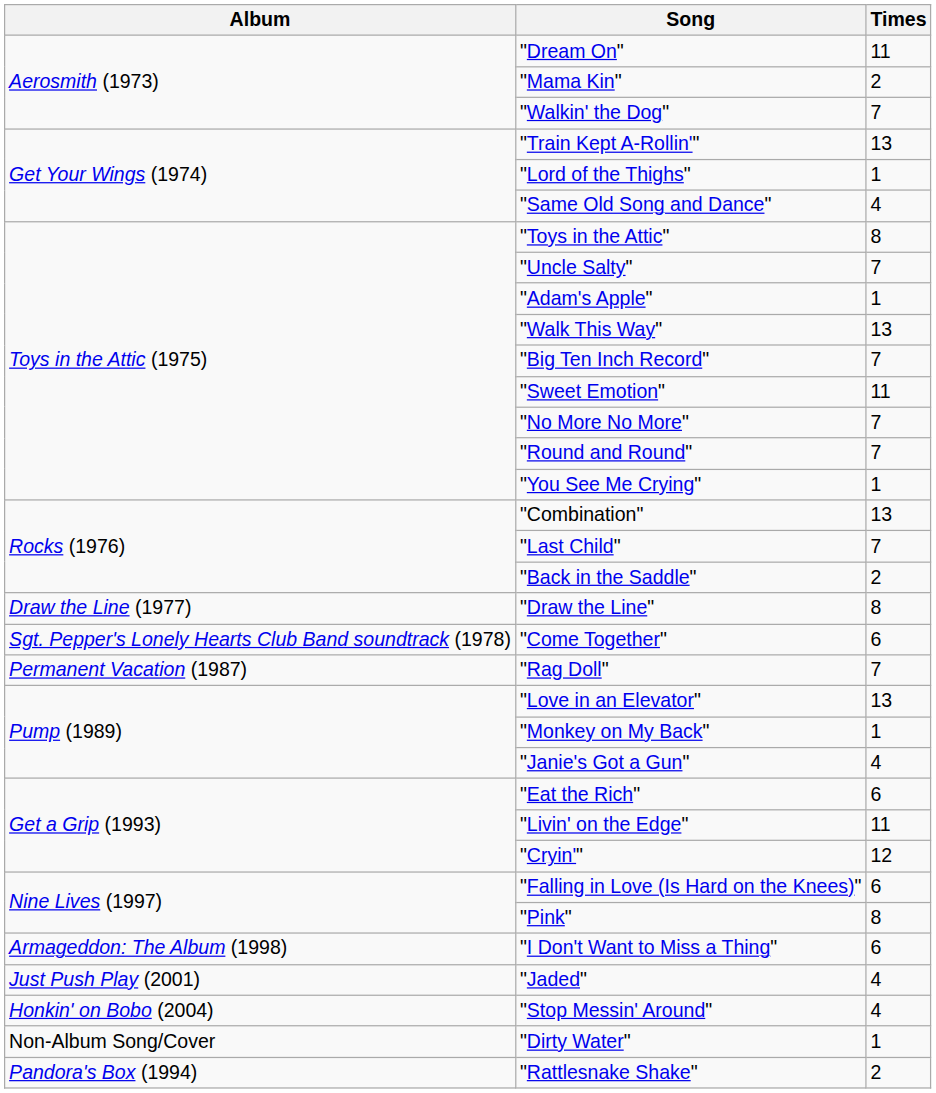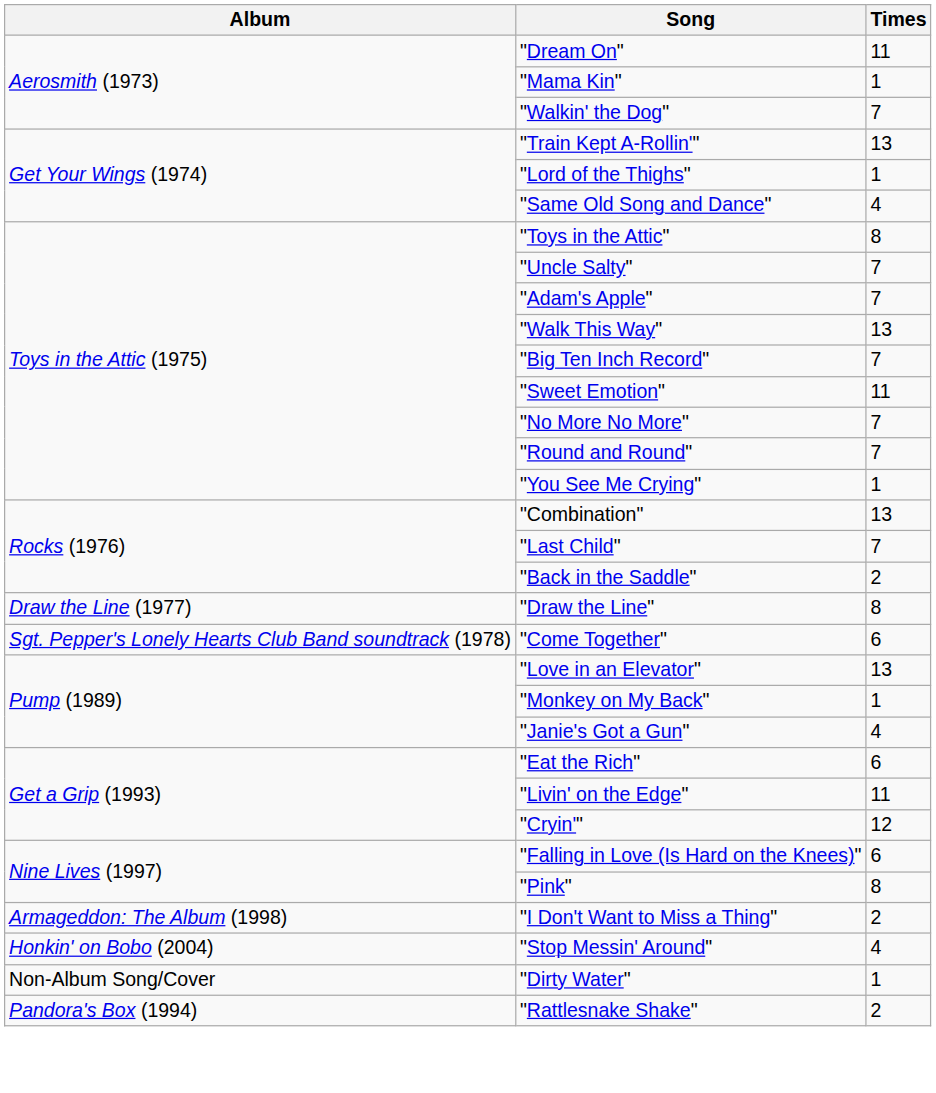(876, 81) 2 -> (876, 81) 1
(876, 298) 1 -> (876, 298) 7
- row: (564, 670)
(876, 948) 6 -> (876, 917) 2
- row: (553, 979)
